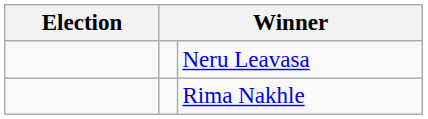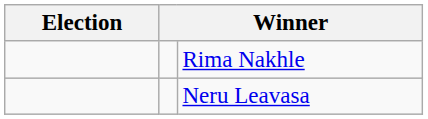rows swapped: (246, 59) <-> (244, 95)
